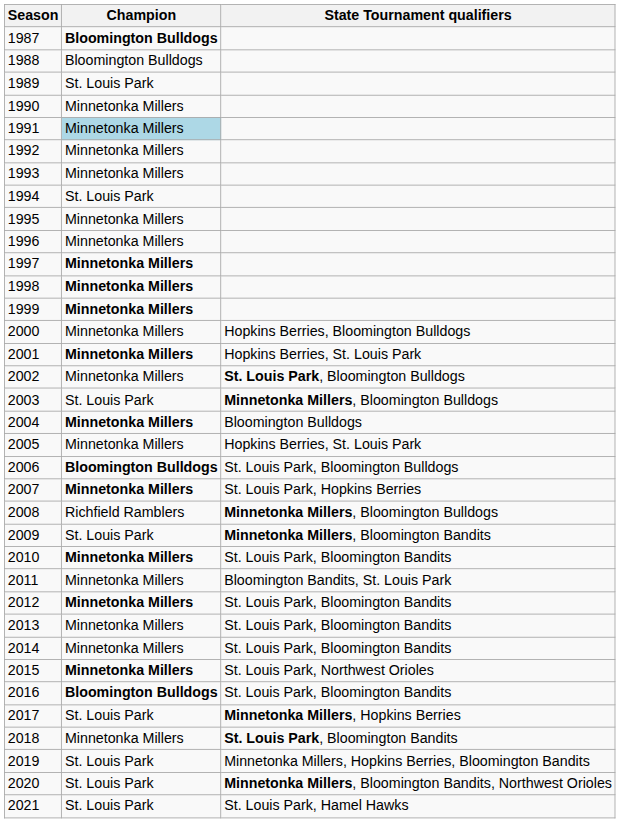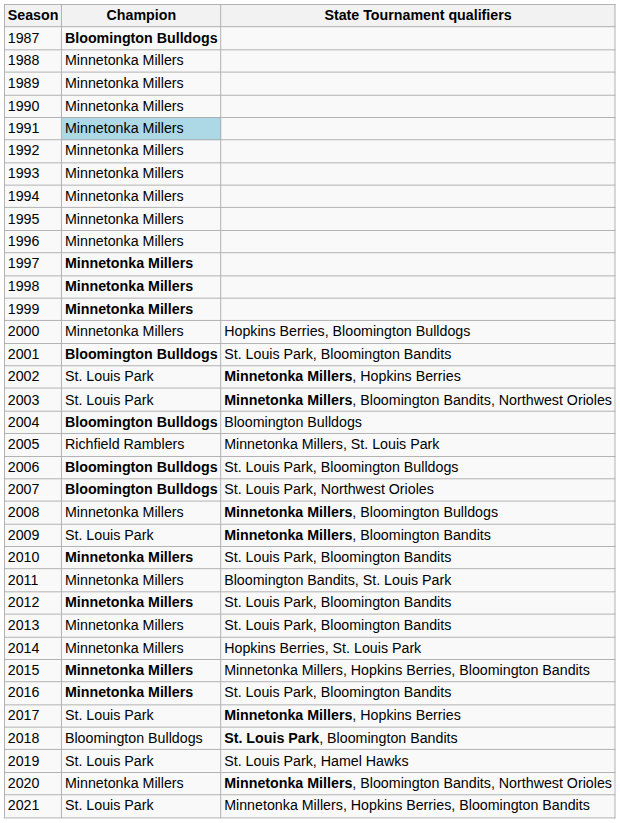(134, 60) Bloomington Bulldogs -> (124, 60) Minnetonka Millers
(109, 83) St. Louis Park -> (124, 83) Minnetonka Millers
(109, 196) St. Louis Park -> (124, 196) Minnetonka Millers
(129, 354) Minnetonka Millers -> (141, 354) Bloomington Bulldogs
(323, 354) Hopkins Berries, St. Louis Park -> (338, 354) St. Louis Park, Bloomington Bandits
(124, 377) Minnetonka Millers -> (109, 377) St. Louis Park
(344, 377) St. Louis Park, Bloomington Bulldogs -> (342, 377) Minnetonka Millers, Hopkins Berries
(361, 399) Minnetonka Millers, Bloomington Bulldogs -> (418, 399) Minnetonka Millers, Bloomington Bandits, Northwest Orioles
(129, 422) Minnetonka Millers -> (141, 422) Bloomington Bulldogs
(124, 444) Minnetonka Millers -> (125, 444) Richfield Ramblers
(323, 444) Hopkins Berries, St. Louis Park -> (332, 444) Minnetonka Millers, St. Louis Park
(129, 490) Minnetonka Millers -> (141, 490) Bloomington Bulldogs
(323, 490) St. Louis Park, Hopkins Berries -> (329, 490) St. Louis Park, Northwest Orioles
(125, 512) Richfield Ramblers -> (124, 512) Minnetonka Millers
(338, 648) St. Louis Park, Bloomington Bandits -> (323, 648) Hopkins Berries, St. Louis Park
(329, 670) St. Louis Park, Northwest Orioles -> (407, 670) Minnetonka Millers, Hopkins Berries, Bloomington Bandits
(141, 693) Bloomington Bulldogs -> (129, 693) Minnetonka Millers
(124, 738) Minnetonka Millers -> (134, 738) Bloomington Bulldogs
(407, 761) Minnetonka Millers, Hopkins Berries, Bloomington Bandits -> (316, 761) St. Louis Park, Hamel Hawks
(109, 783) St. Louis Park -> (124, 783) Minnetonka Millers
(316, 806) St. Louis Park, Hamel Hawks -> (407, 806) Minnetonka Millers, Hopkins Berries, Bloomington Bandits
